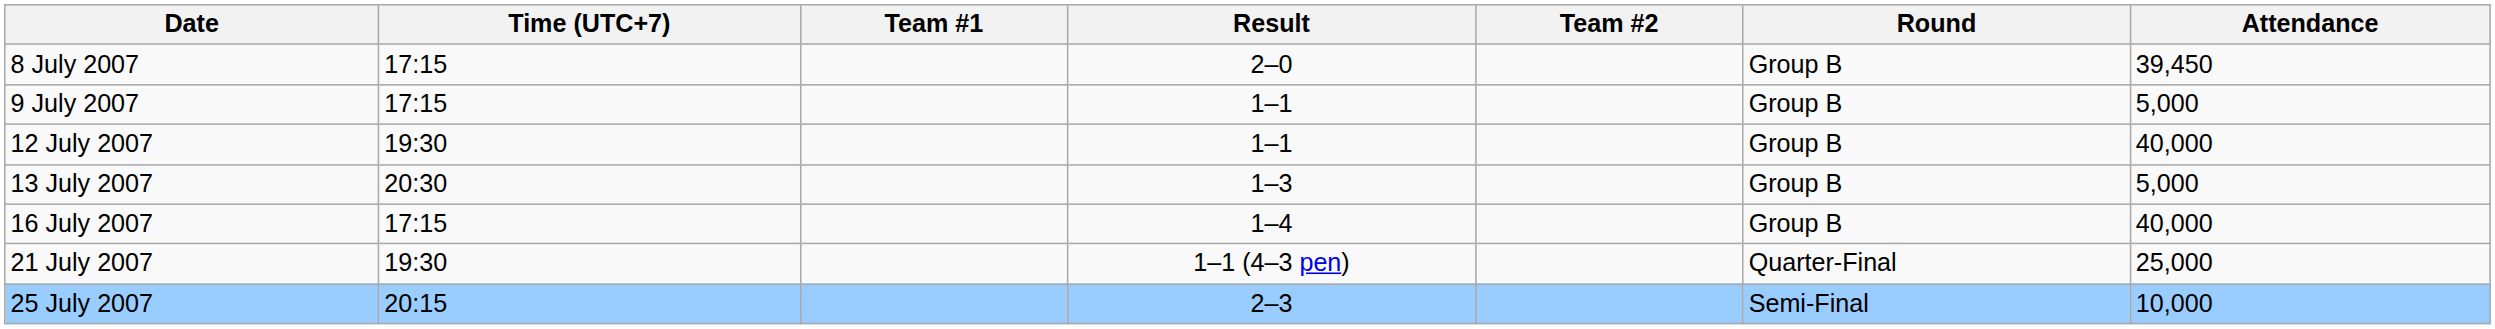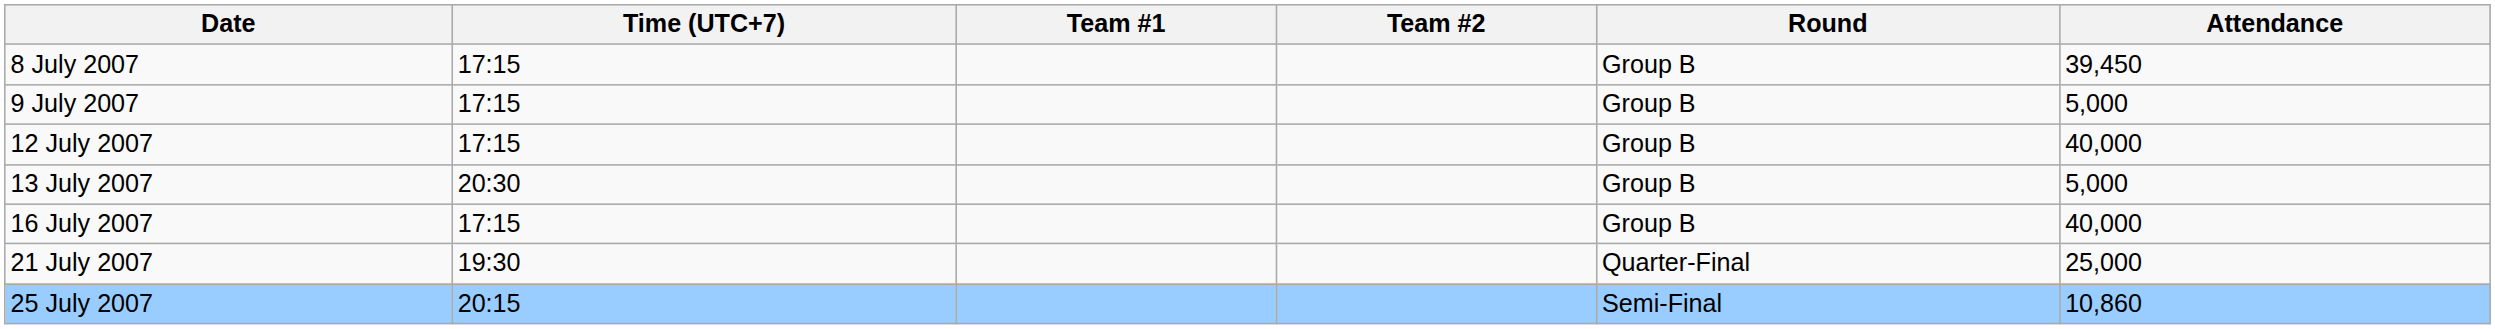- column: (1271, 24)
(416, 143) 19:30 -> (489, 143) 17:15
(2174, 303) 10,000 -> (2104, 303) 10,860
